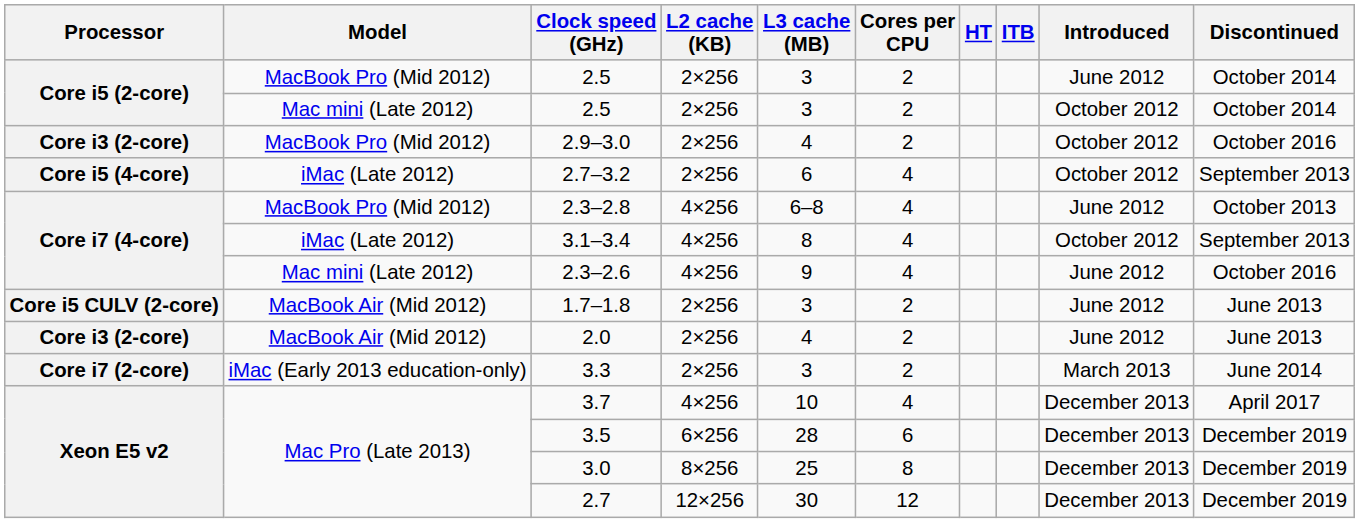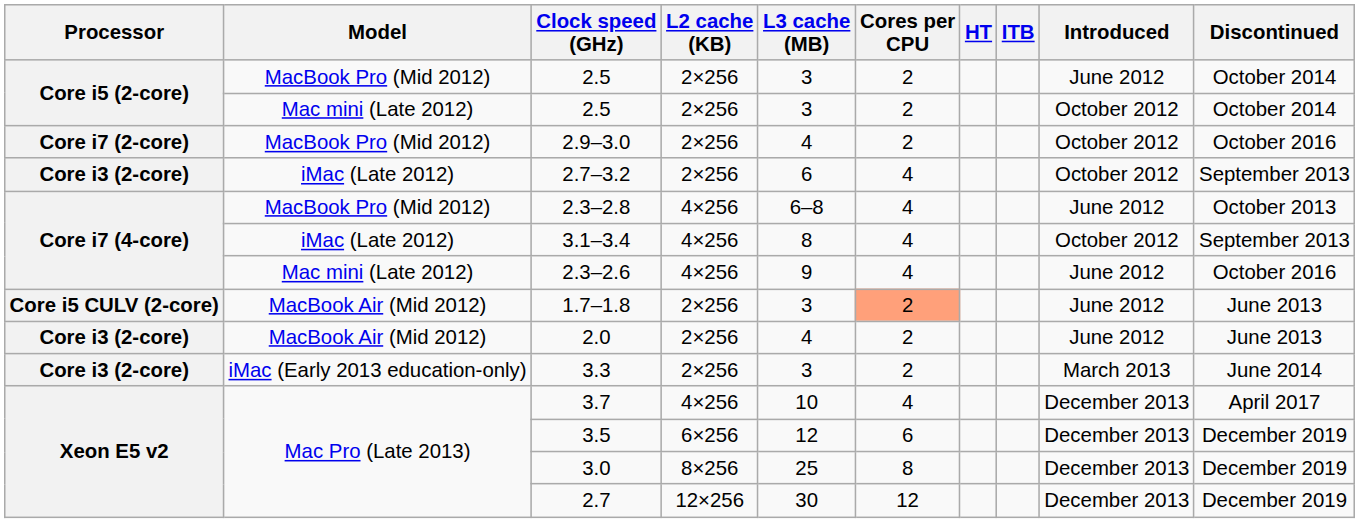(114, 142) Core i3 (2-core) -> (114, 142) Core i7 (2-core)
(114, 175) Core i5 (4-core) -> (114, 175) Core i3 (2-core)
(908, 305) no background -> (908, 305) lightsalmon background
(114, 370) Core i7 (2-core) -> (114, 370) Core i3 (2-core)
(807, 436) 28 -> (807, 436) 12
